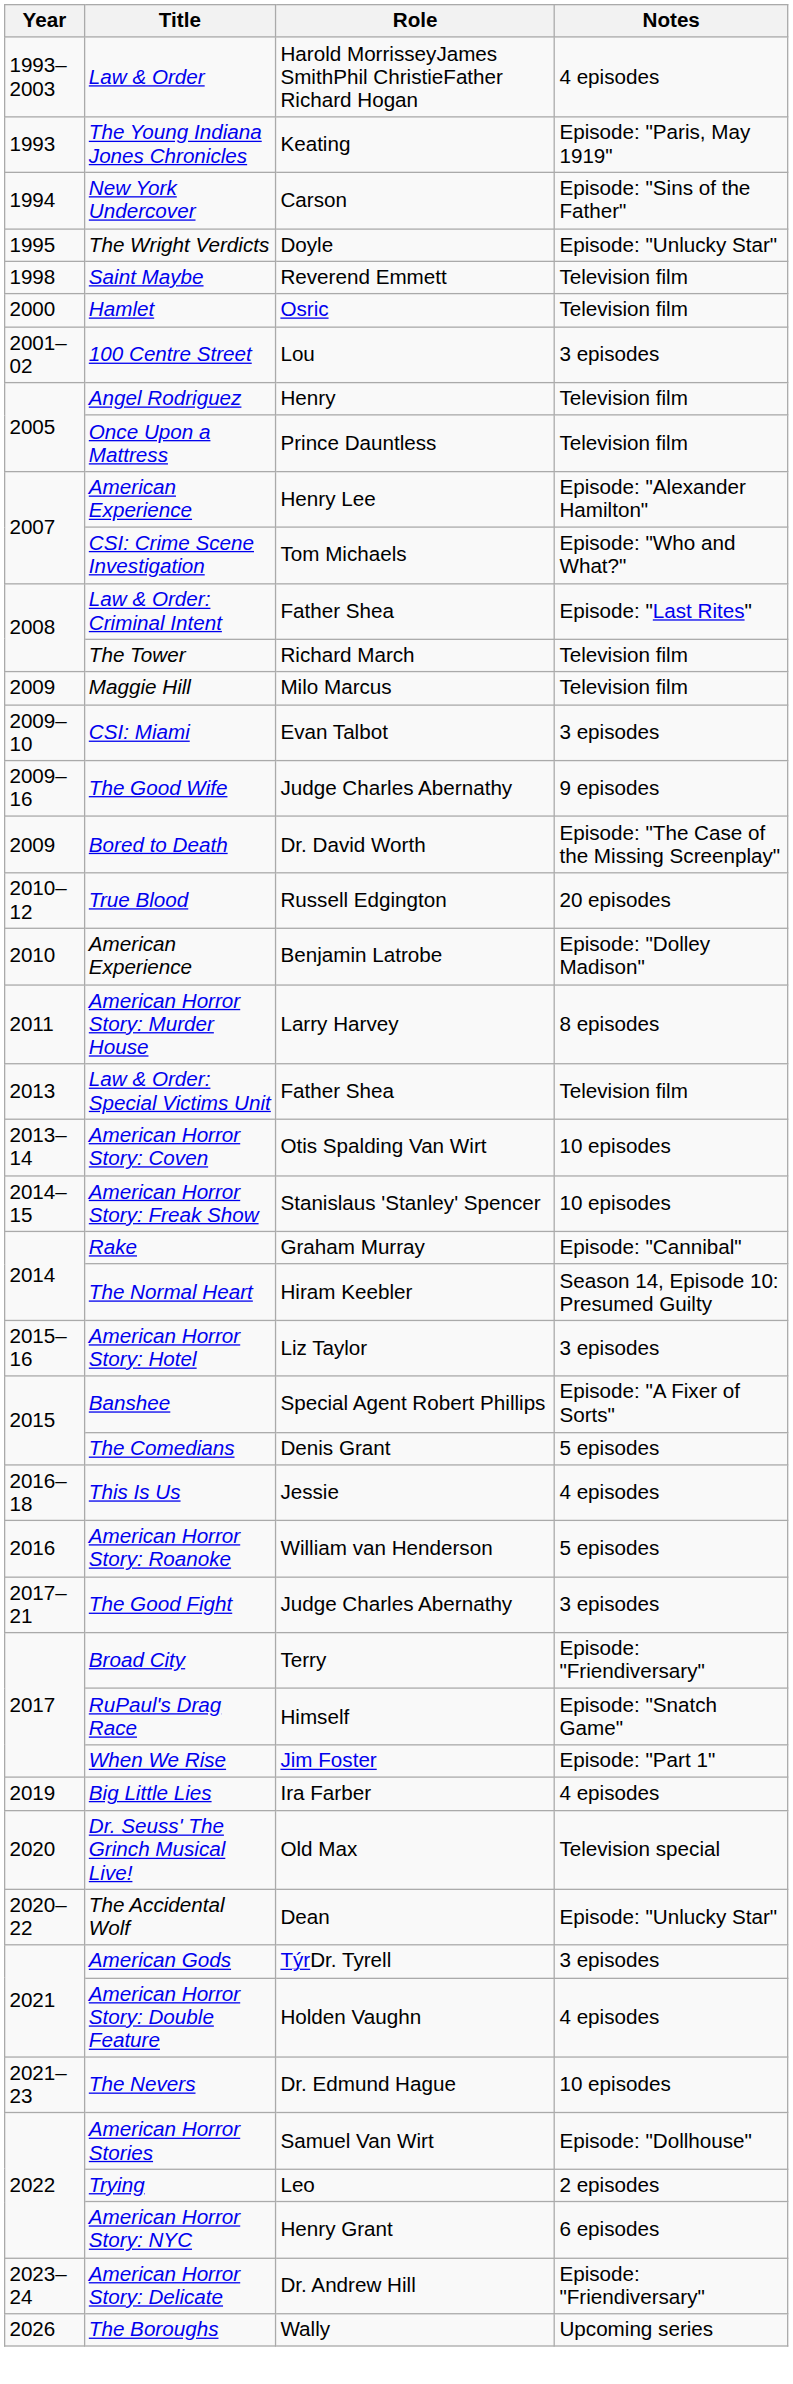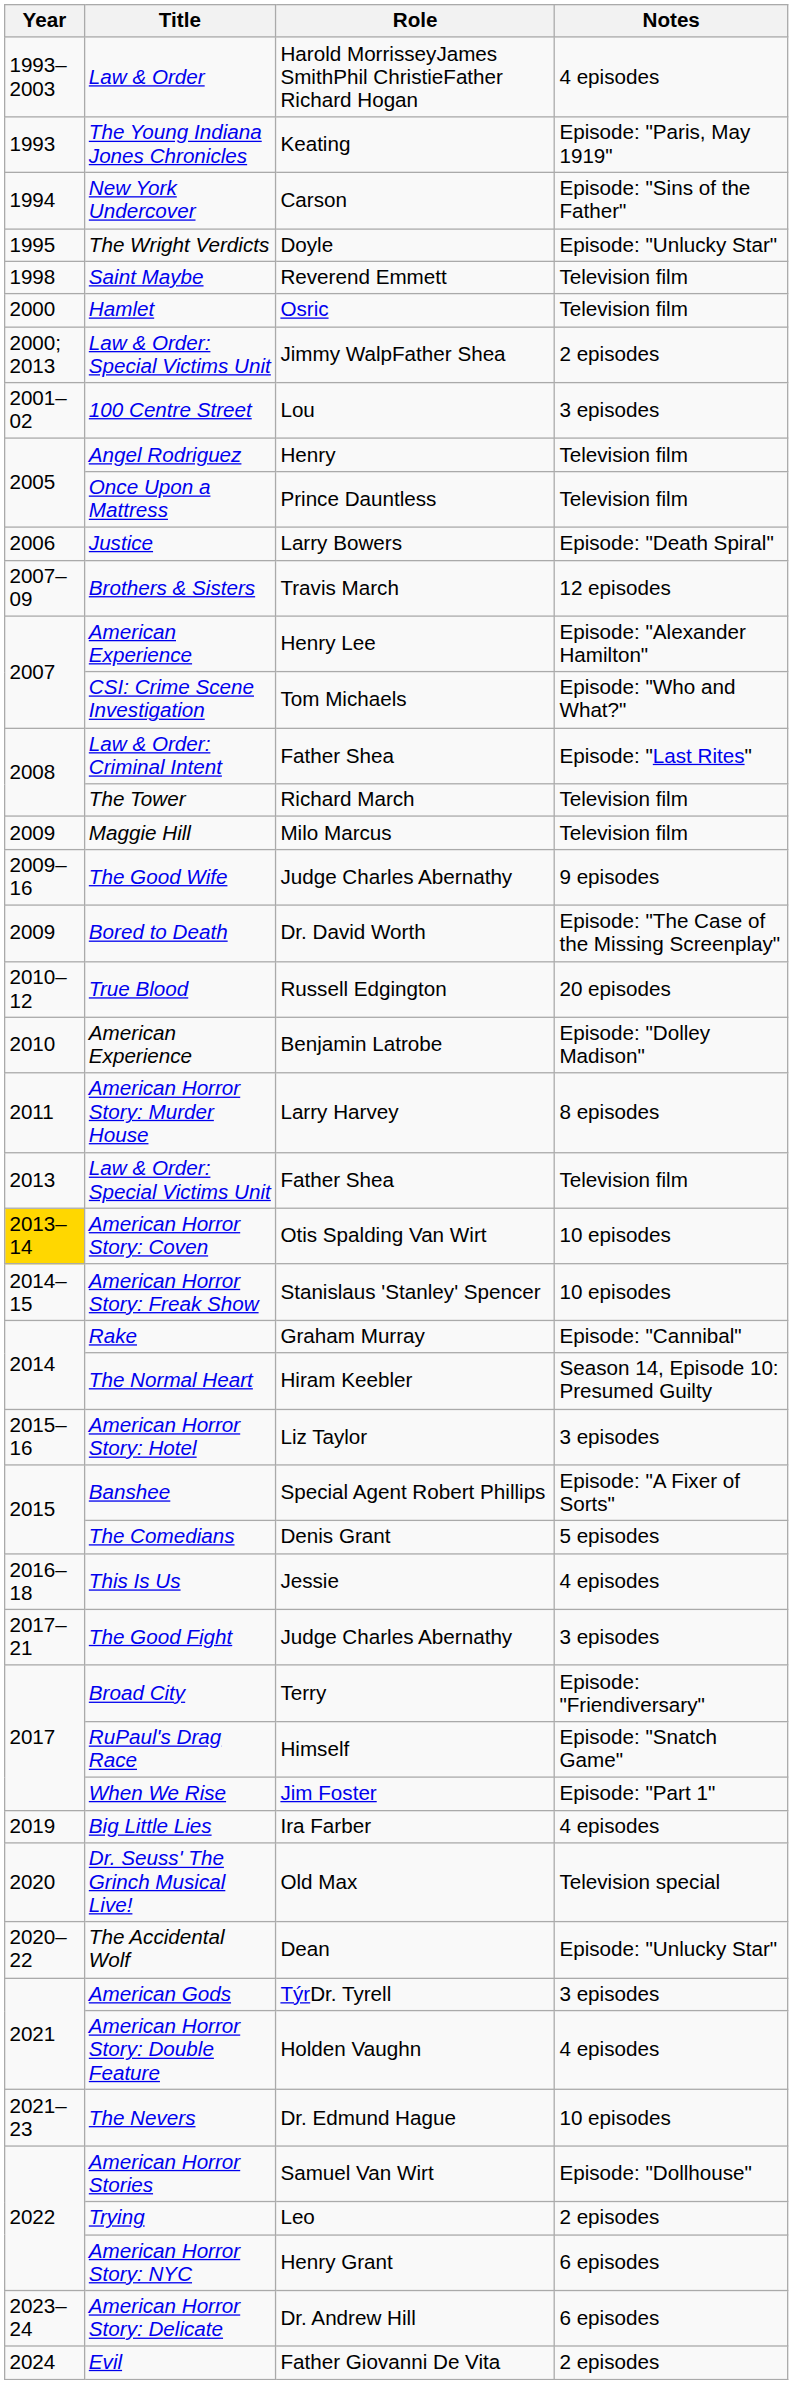+ row: (180, 354)
+ row: (121, 543)
+ row: (172, 587)
- row: (139, 732)
(38, 1147) no background -> (38, 1236) gold background
- row: (165, 1548)
(632, 2285) Episode: "Friendiversary" -> (609, 2318) 6 episodes
+ row: (105, 2362)
- row: (154, 2329)
